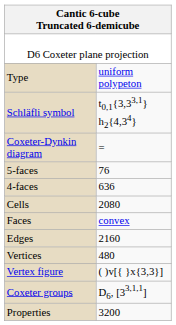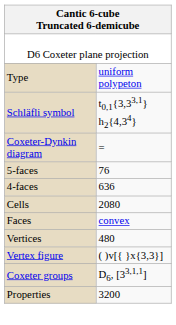- row: (20, 238)
